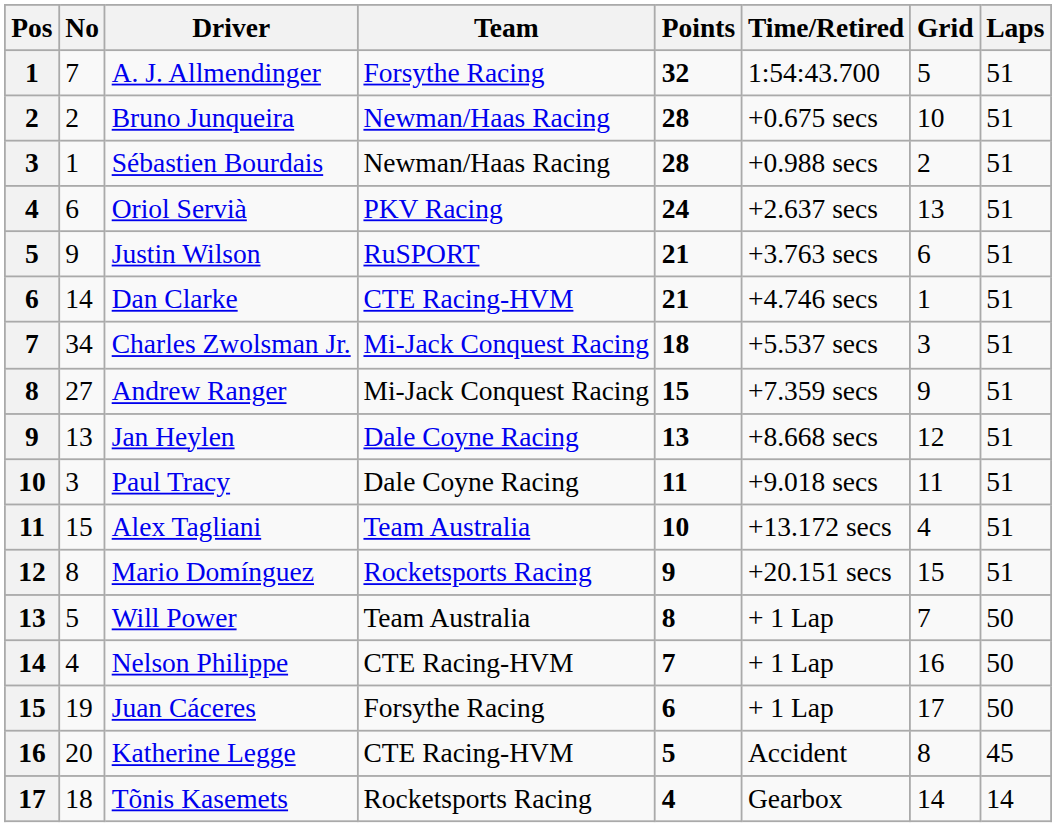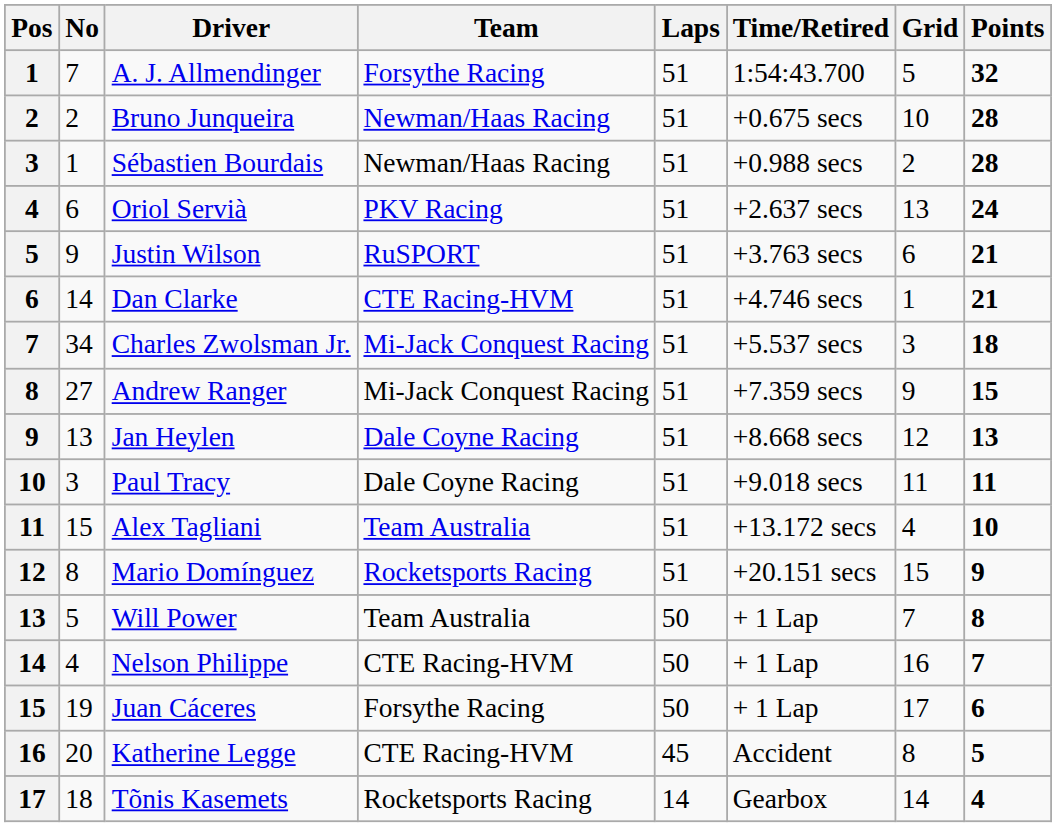columns swapped: (1015, 27) <-> (698, 27)
